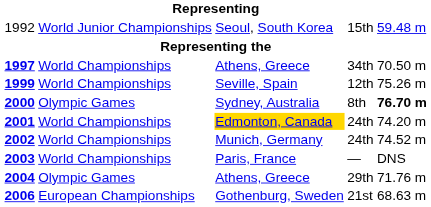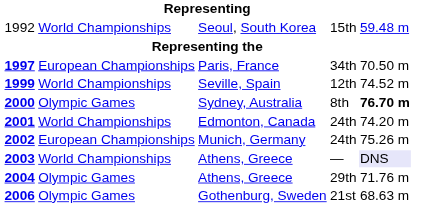(125, 27) World Junior Championships -> (105, 27) World Championships
(105, 65) World Championships -> (116, 65) European Championships
(262, 65) Athens, Greece -> (239, 65) Paris, France
(402, 84) 75.26 m -> (384, 84) 74.52 m
(274, 121) gold background -> (257, 121) no background
(105, 140) World Championships -> (116, 140) European Championships
(402, 140) 74.52 m -> (384, 140) 75.26 m
(256, 158) Paris, France -> (245, 158) Athens, Greece
(391, 158) no background -> (374, 158) lavender background
(116, 196) European Championships -> (87, 196) Olympic Games
